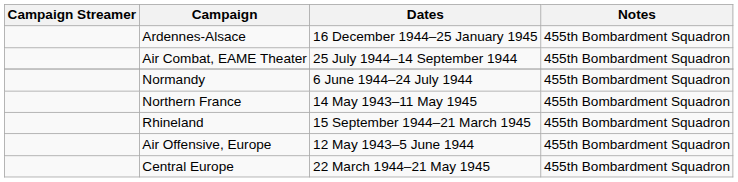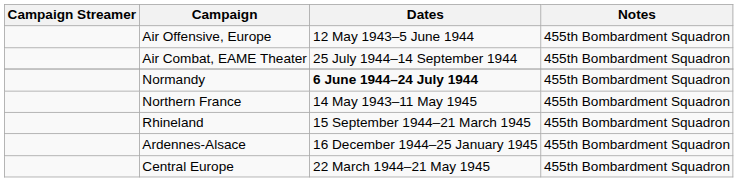rows swapped: (207, 144) <-> (194, 36)
(393, 79) normal -> (396, 79) bold
